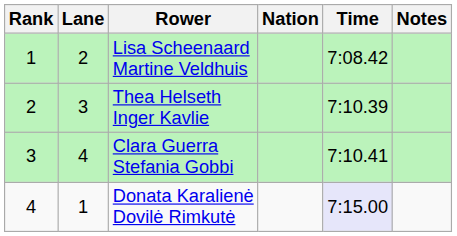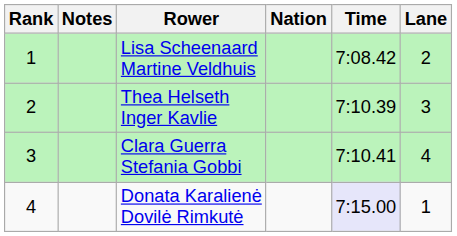columns swapped: (83, 18) <-> (422, 18)
